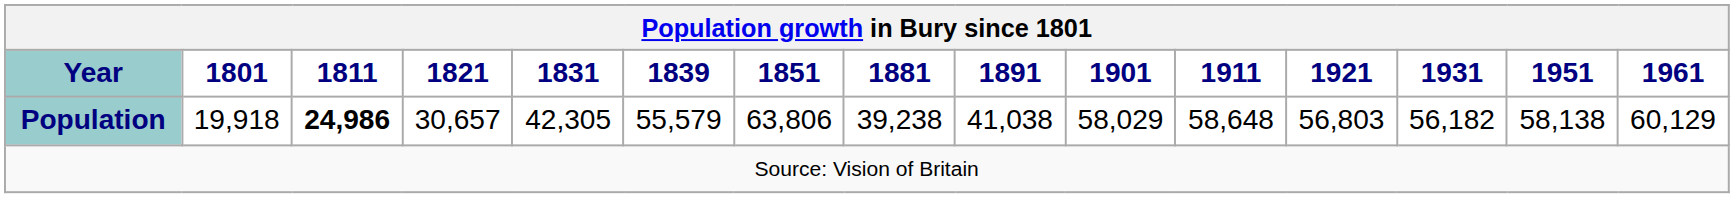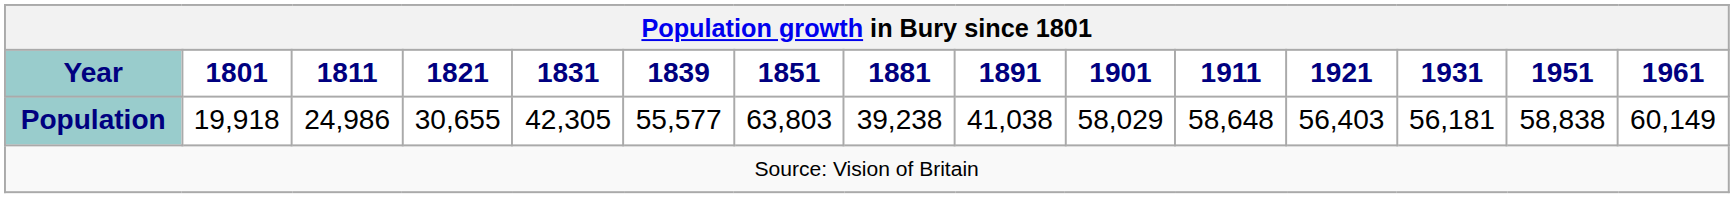(347, 120) bold -> (347, 120) normal
(458, 120) 30,657 -> (458, 120) 30,655
(679, 120) 55,579 -> (679, 120) 55,577
(789, 120) 63,806 -> (789, 120) 63,803
(1341, 120) 56,803 -> (1341, 120) 56,403
(1452, 120) 56,182 -> (1452, 120) 56,181
(1562, 120) 58,138 -> (1562, 120) 58,838
(1673, 120) 60,129 -> (1673, 120) 60,149
